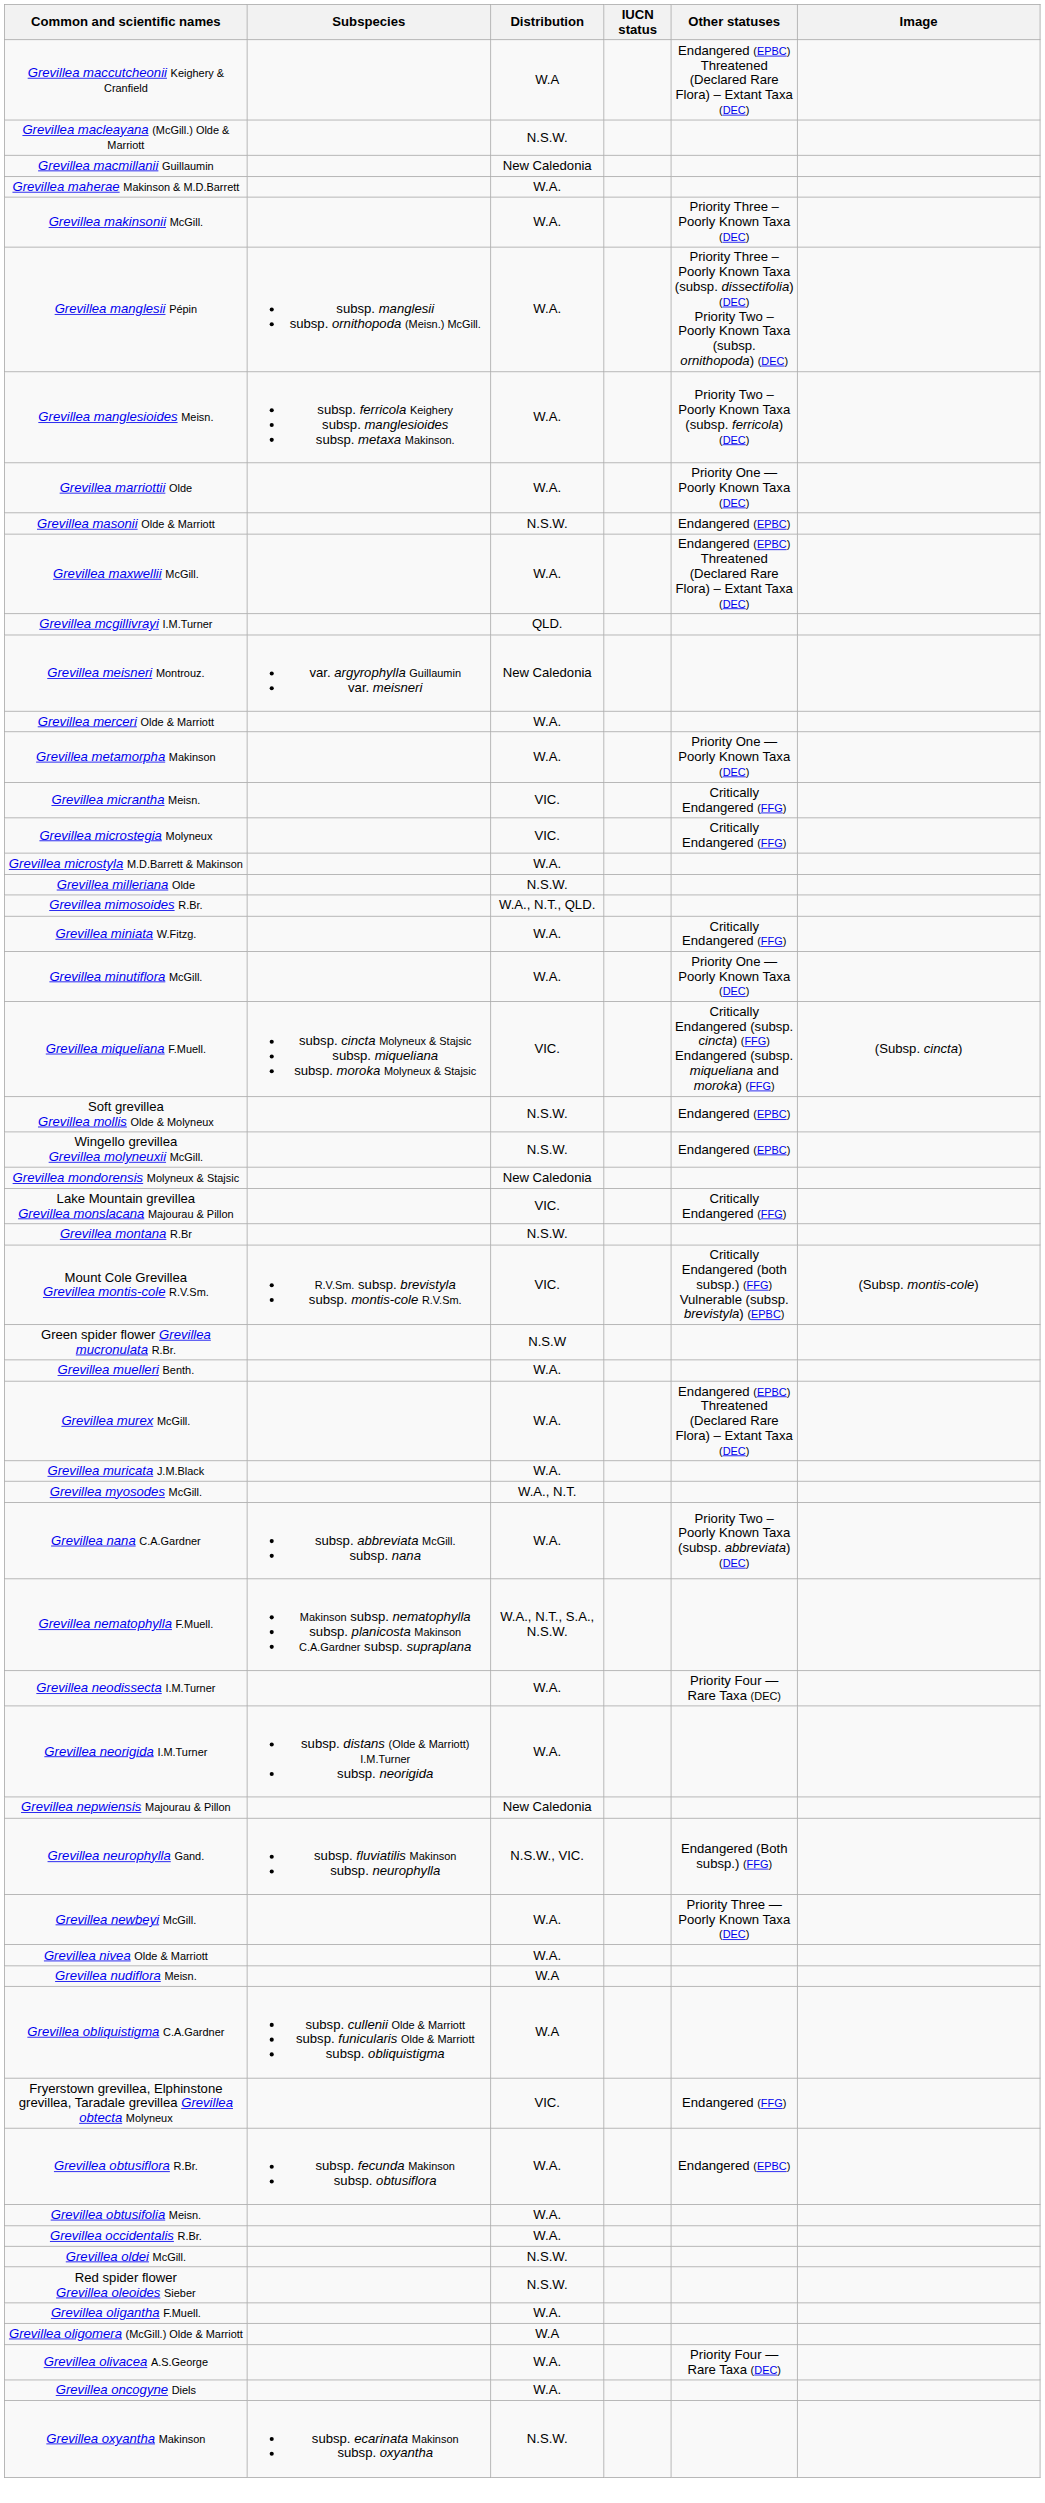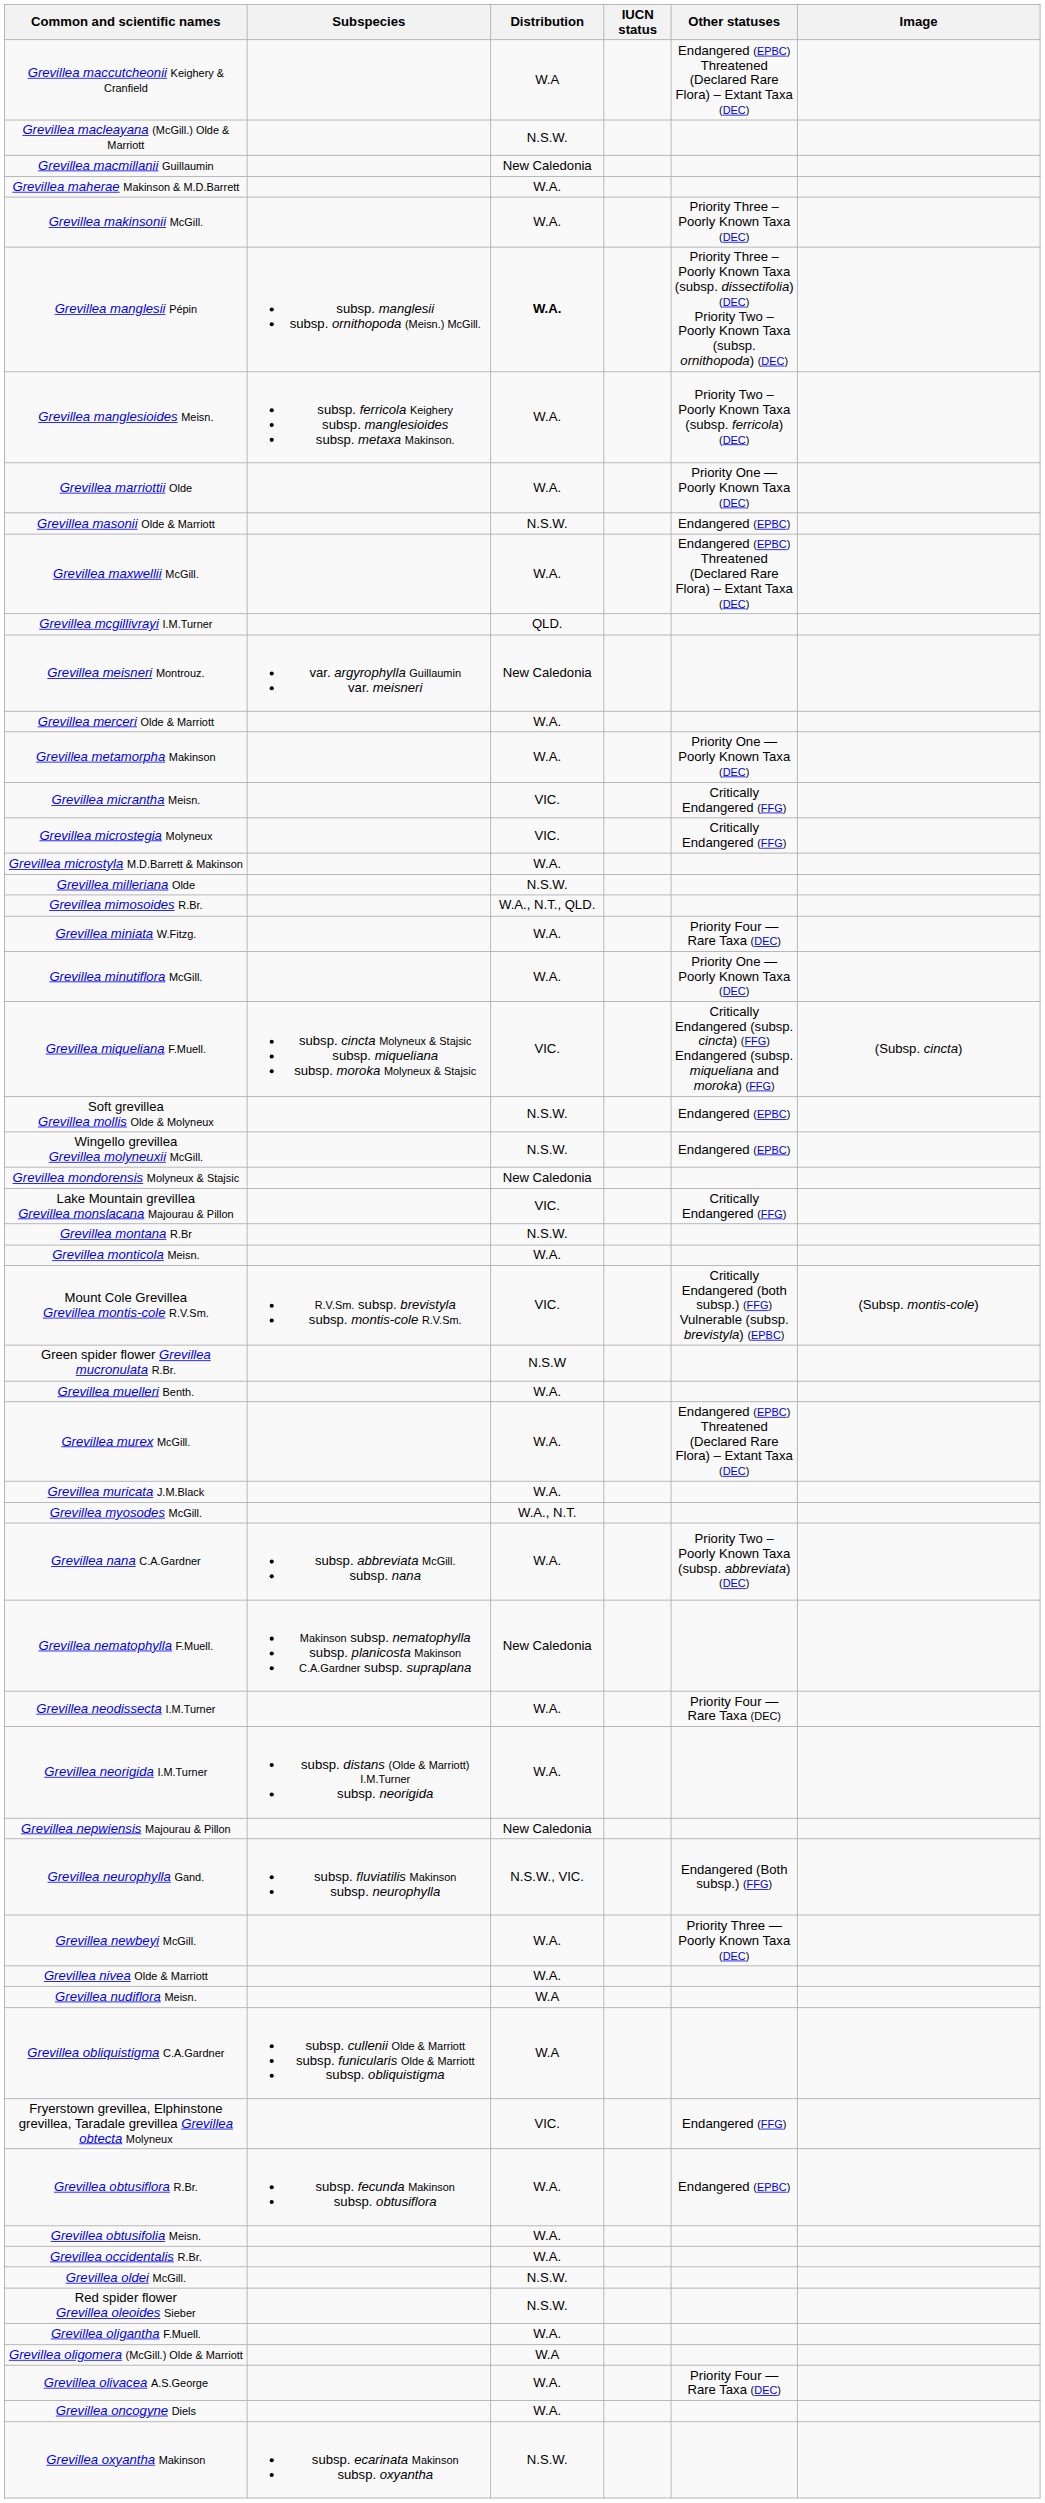(547, 309) normal -> (547, 309) bold
(734, 933) Critically Endangered (FFG) -> (734, 933) Priority Four — Rare Taxa (DEC)
+ row: (126, 1255)
(547, 1624) W.A., N.T., S.A., N.S.W. -> (547, 1645) New Caledonia
